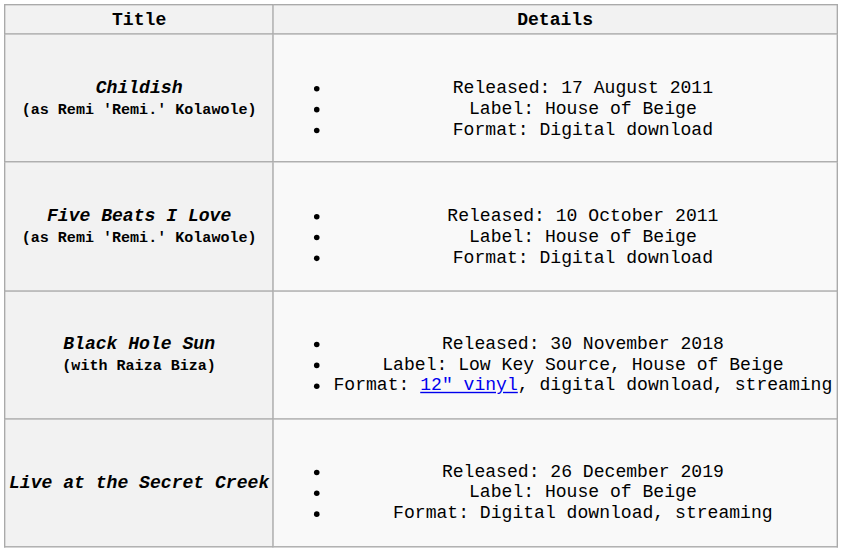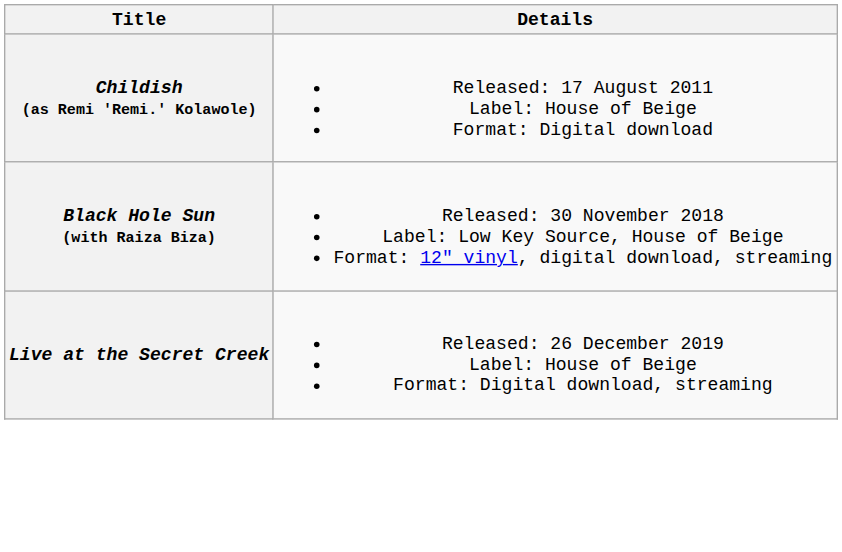- row: (139, 226)
